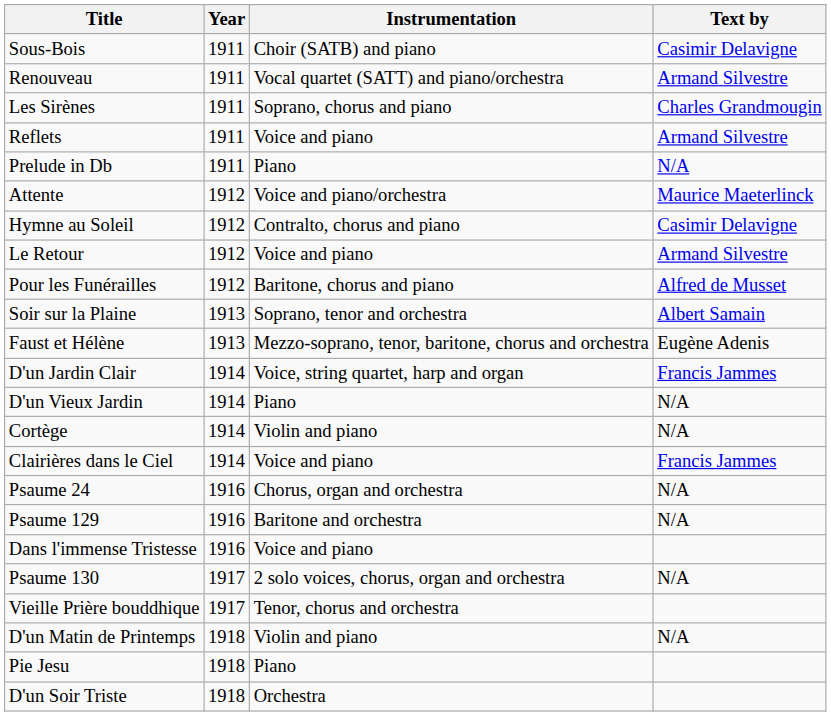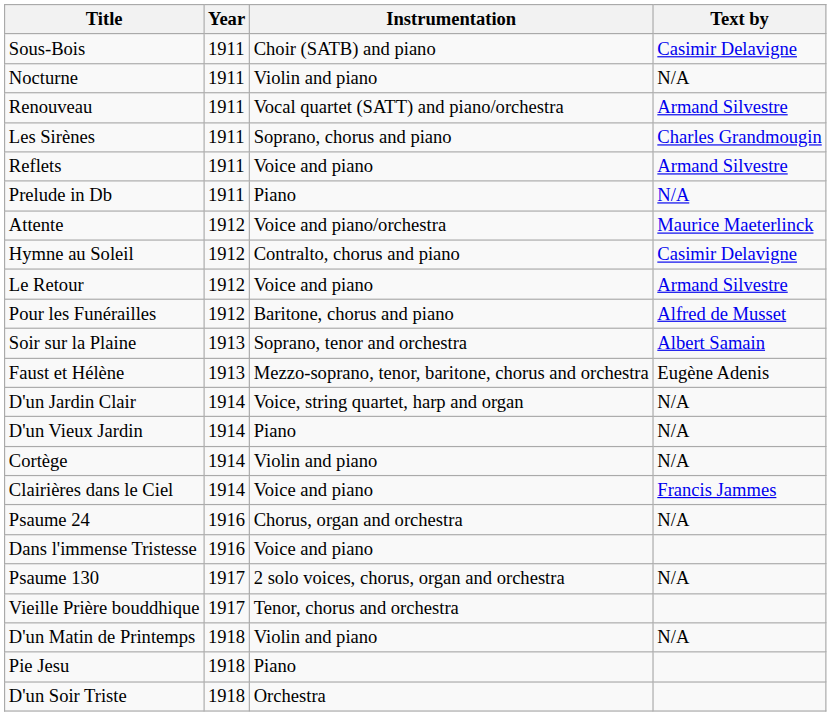+ row: (43, 78)
(717, 372) Francis Jammes -> (673, 401) N/A
- row: (54, 519)
